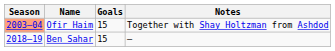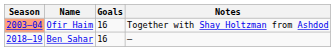(102, 25) 15 -> (102, 25) 16
(102, 39) 15 -> (102, 39) 16
